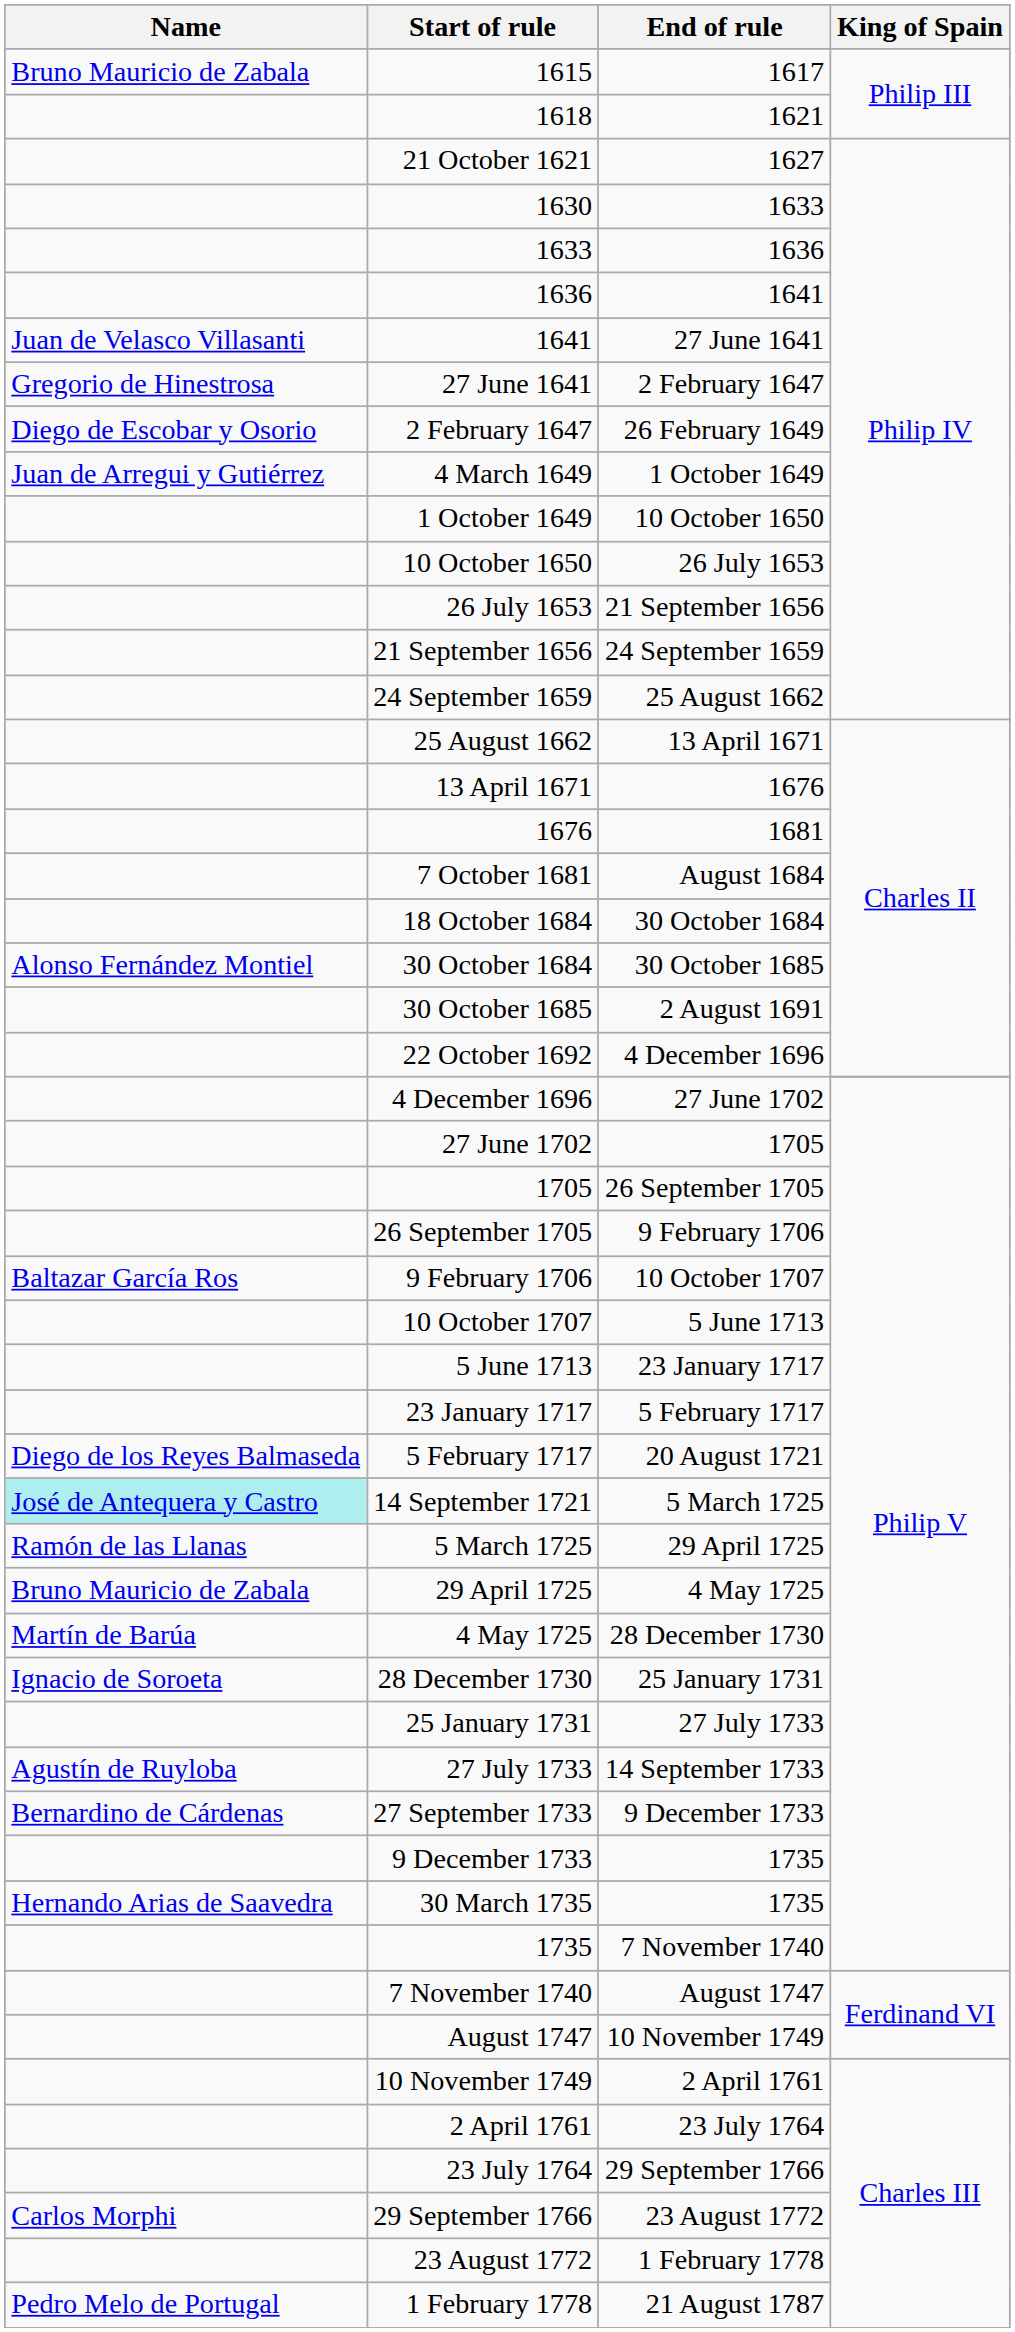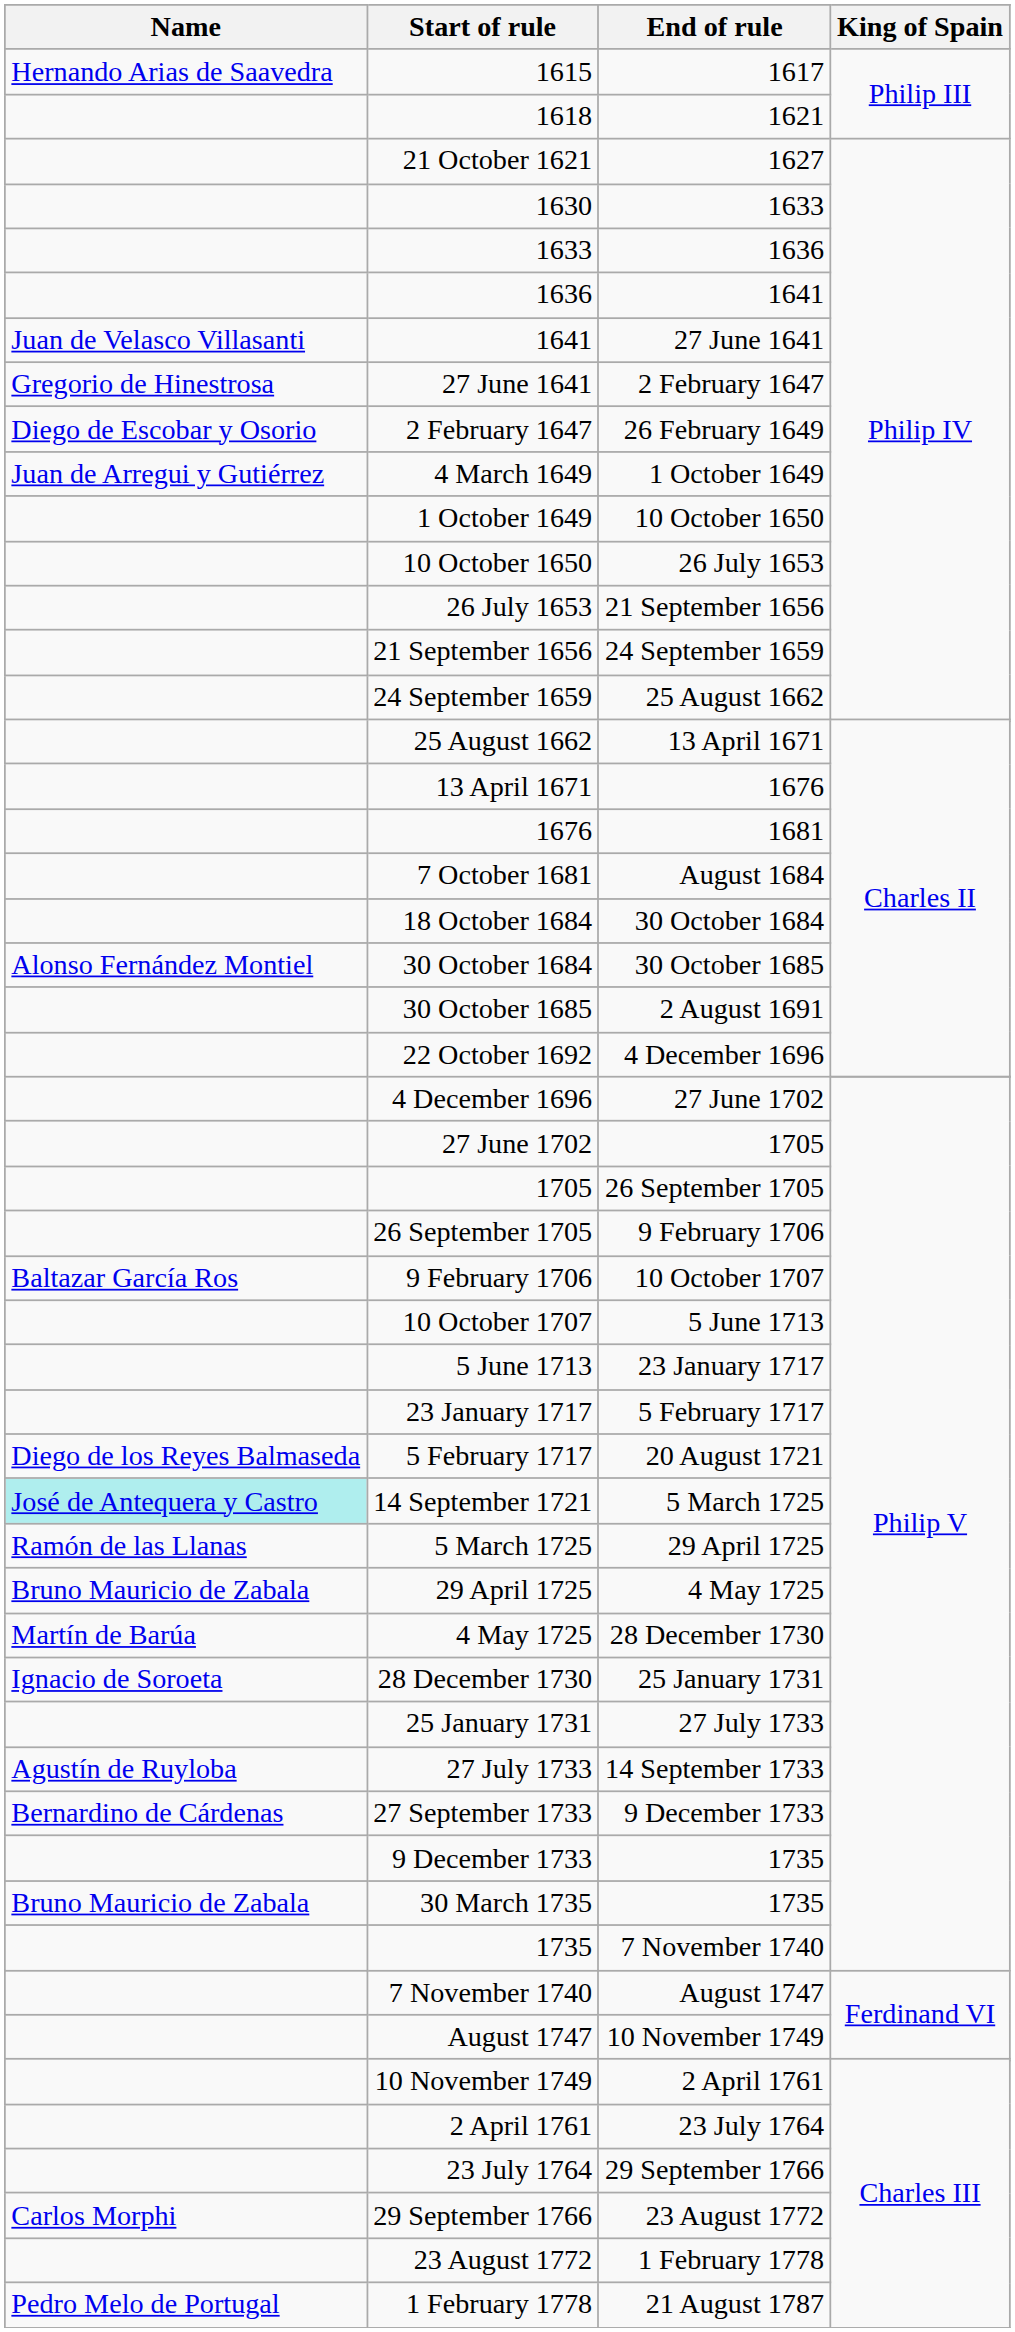(160, 71) Bruno Mauricio de Zabala -> (172, 71) Hernando Arias de Saavedra
(172, 1902) Hernando Arias de Saavedra -> (160, 1902) Bruno Mauricio de Zabala
